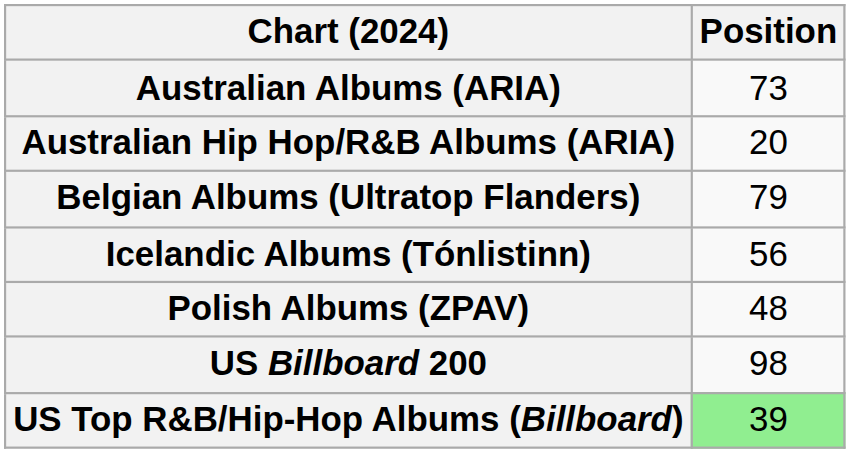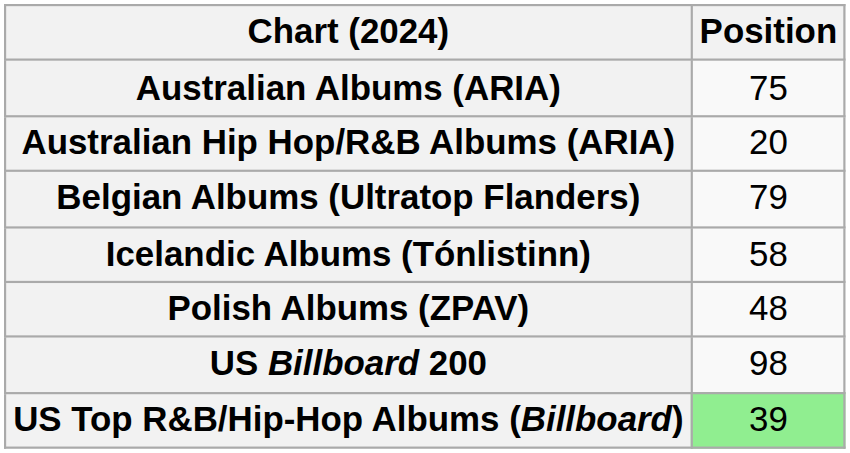(768, 87) 73 -> (768, 87) 75
(768, 253) 56 -> (768, 253) 58
